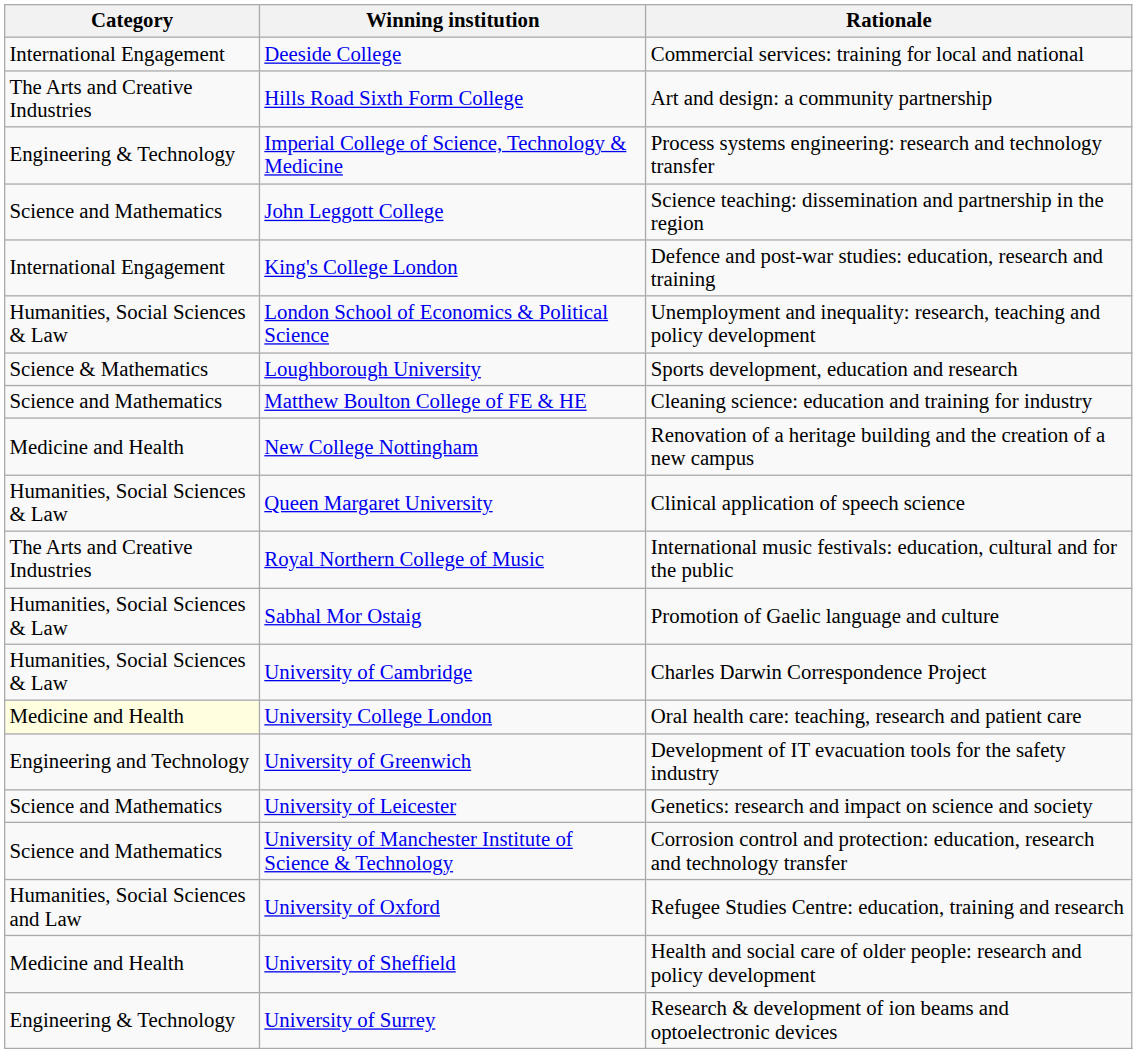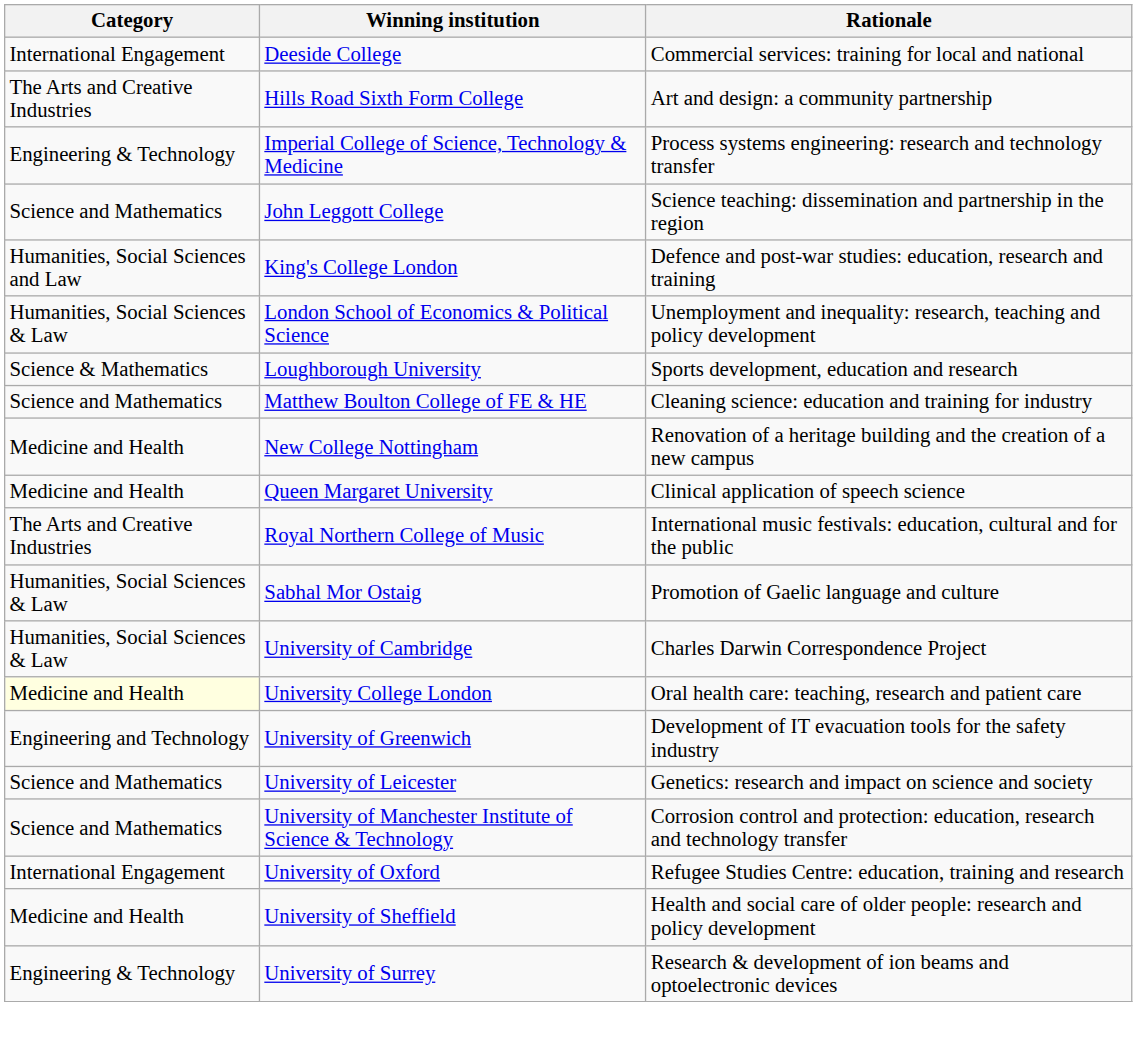(117, 267) International Engagement -> (128, 267) Humanities, Social Sciences and Law
(128, 502) Humanities, Social Sciences & Law -> (97, 491) Medicine and Health
(128, 907) Humanities, Social Sciences and Law -> (117, 872) International Engagement
